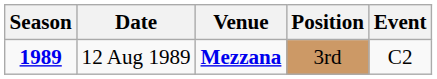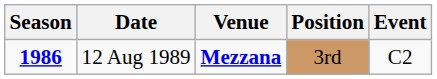(41, 56) 1989 -> (41, 56) 1986
